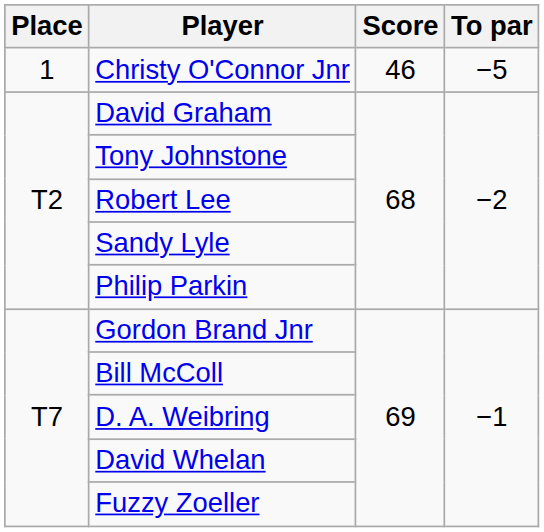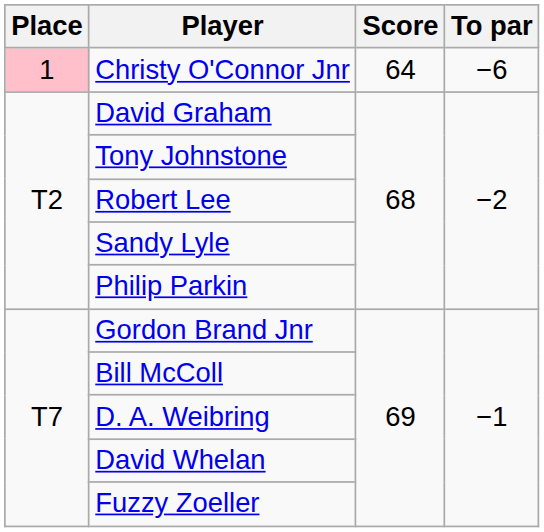(47, 69) no background -> (47, 69) pink background
(400, 69) 46 -> (400, 69) 64
(492, 69) −5 -> (492, 69) −6
